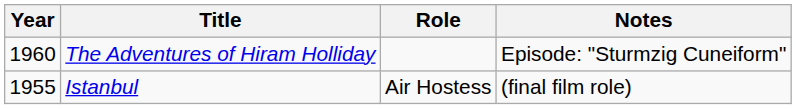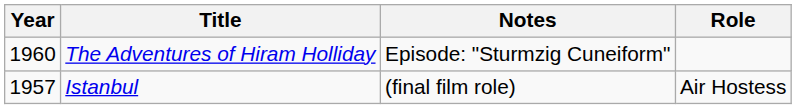columns swapped: (438, 20) <-> (644, 20)
(33, 86) 1955 -> (33, 86) 1957
